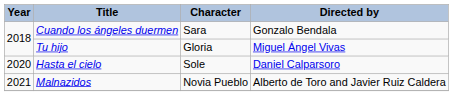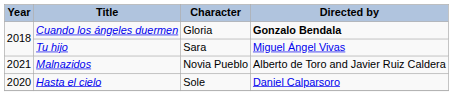(195, 30) Sara -> (198, 30) Gloria
(295, 30) normal -> (297, 30) bold
(198, 47) Gloria -> (195, 47) Sara
rows swapped: (69, 64) <-> (64, 82)
